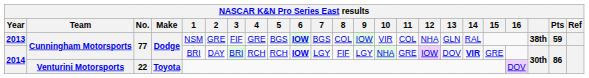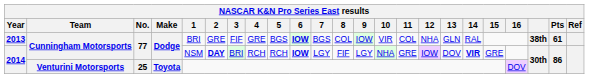(194, 39) NSM -> (194, 39) BRI
(558, 39) 59 -> (558, 39) 61
(194, 53) BRI -> (194, 53) NSM
(216, 53) normal -> (216, 53) bold
(143, 67) 22 -> (143, 67) 25
